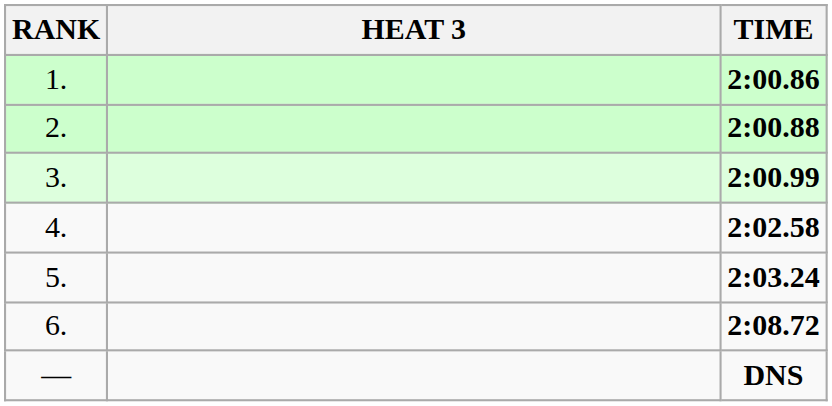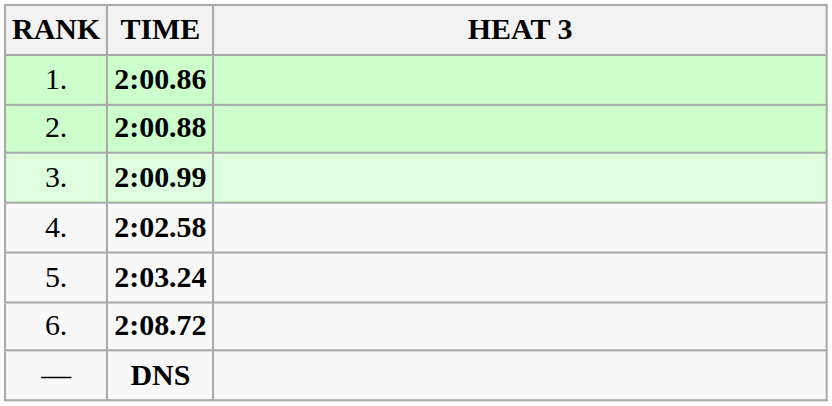columns swapped: (414, 29) <-> (773, 29)
